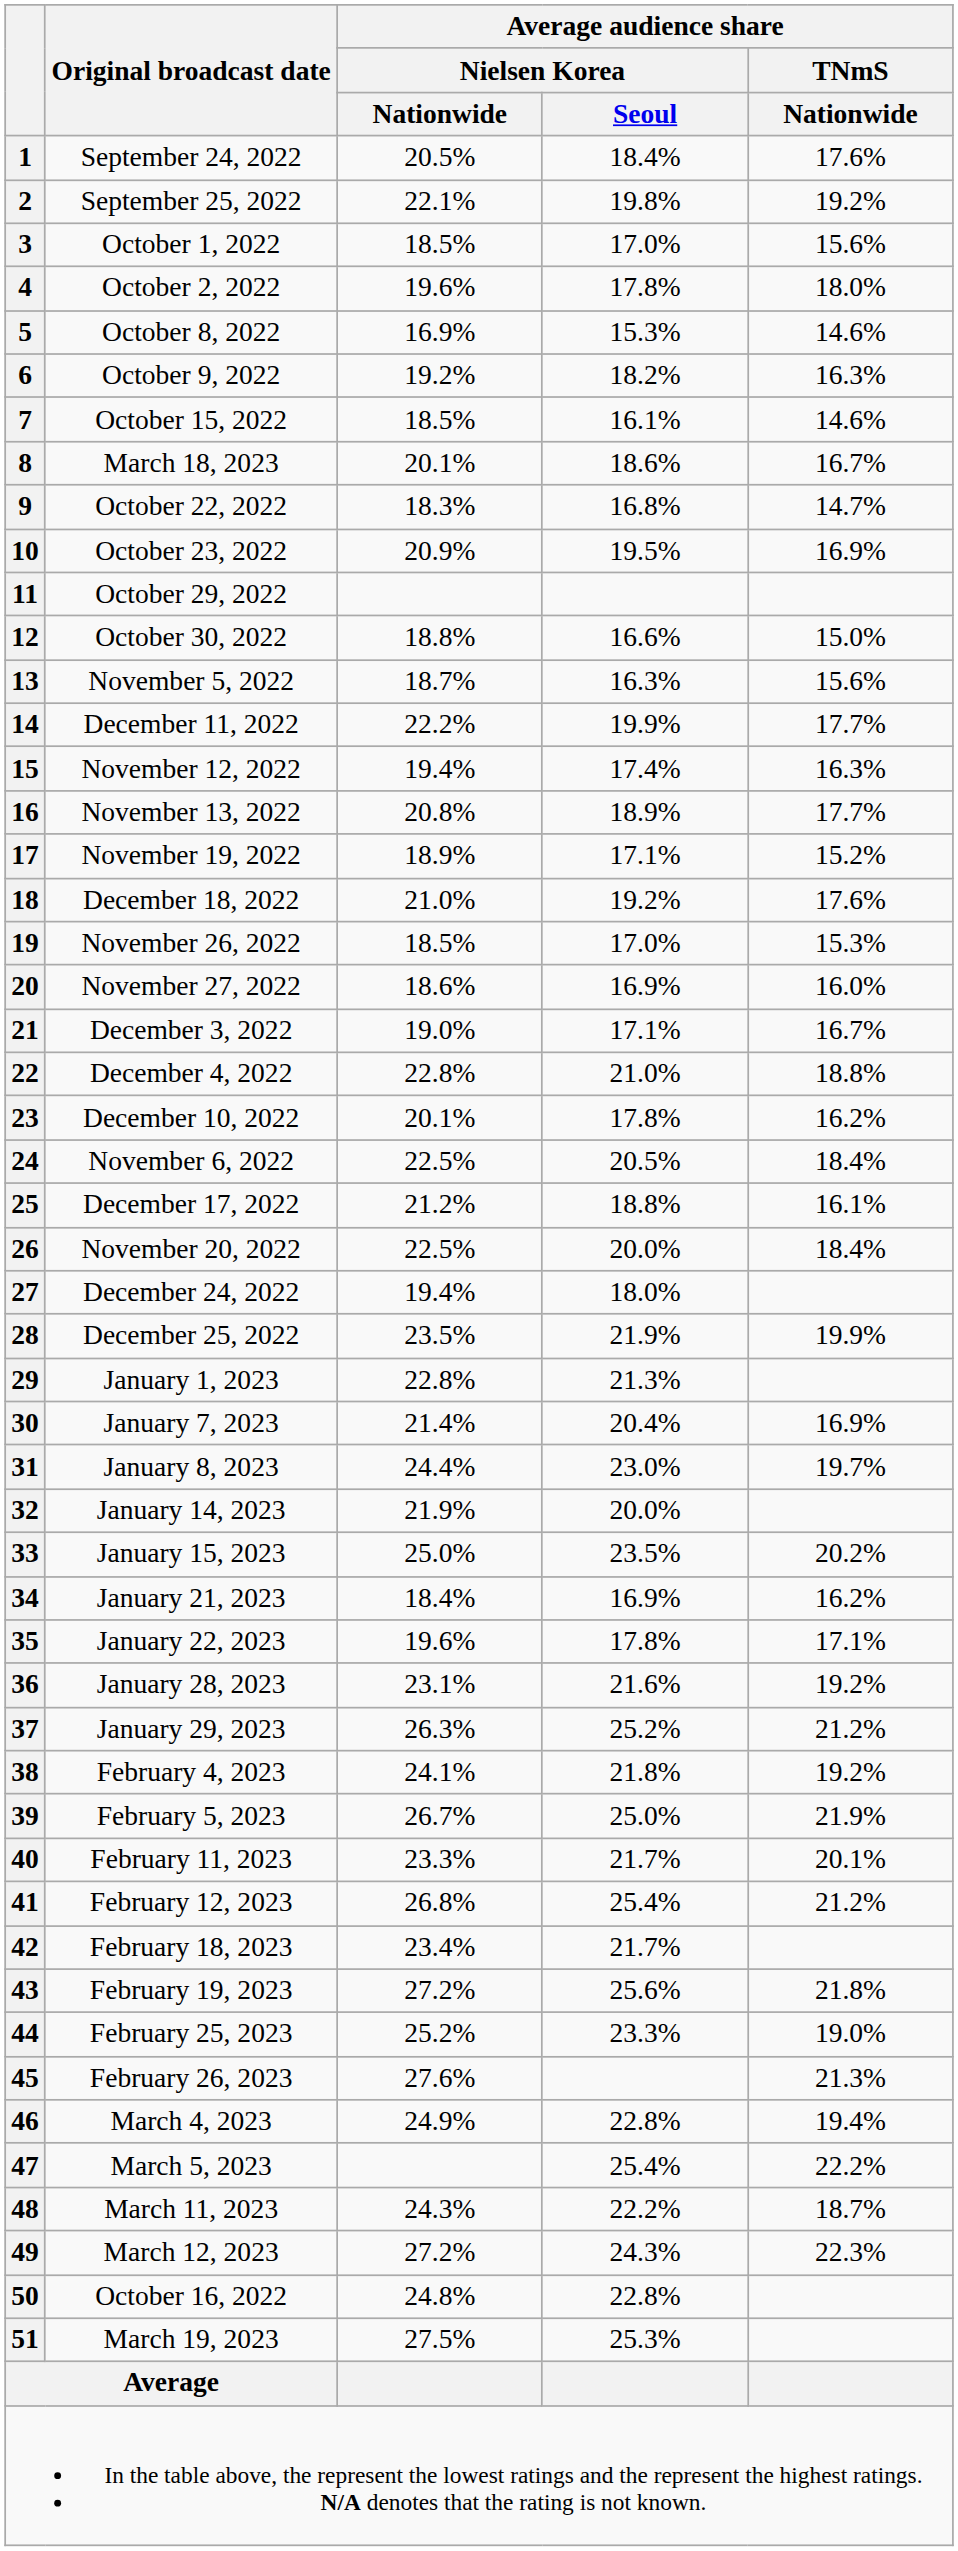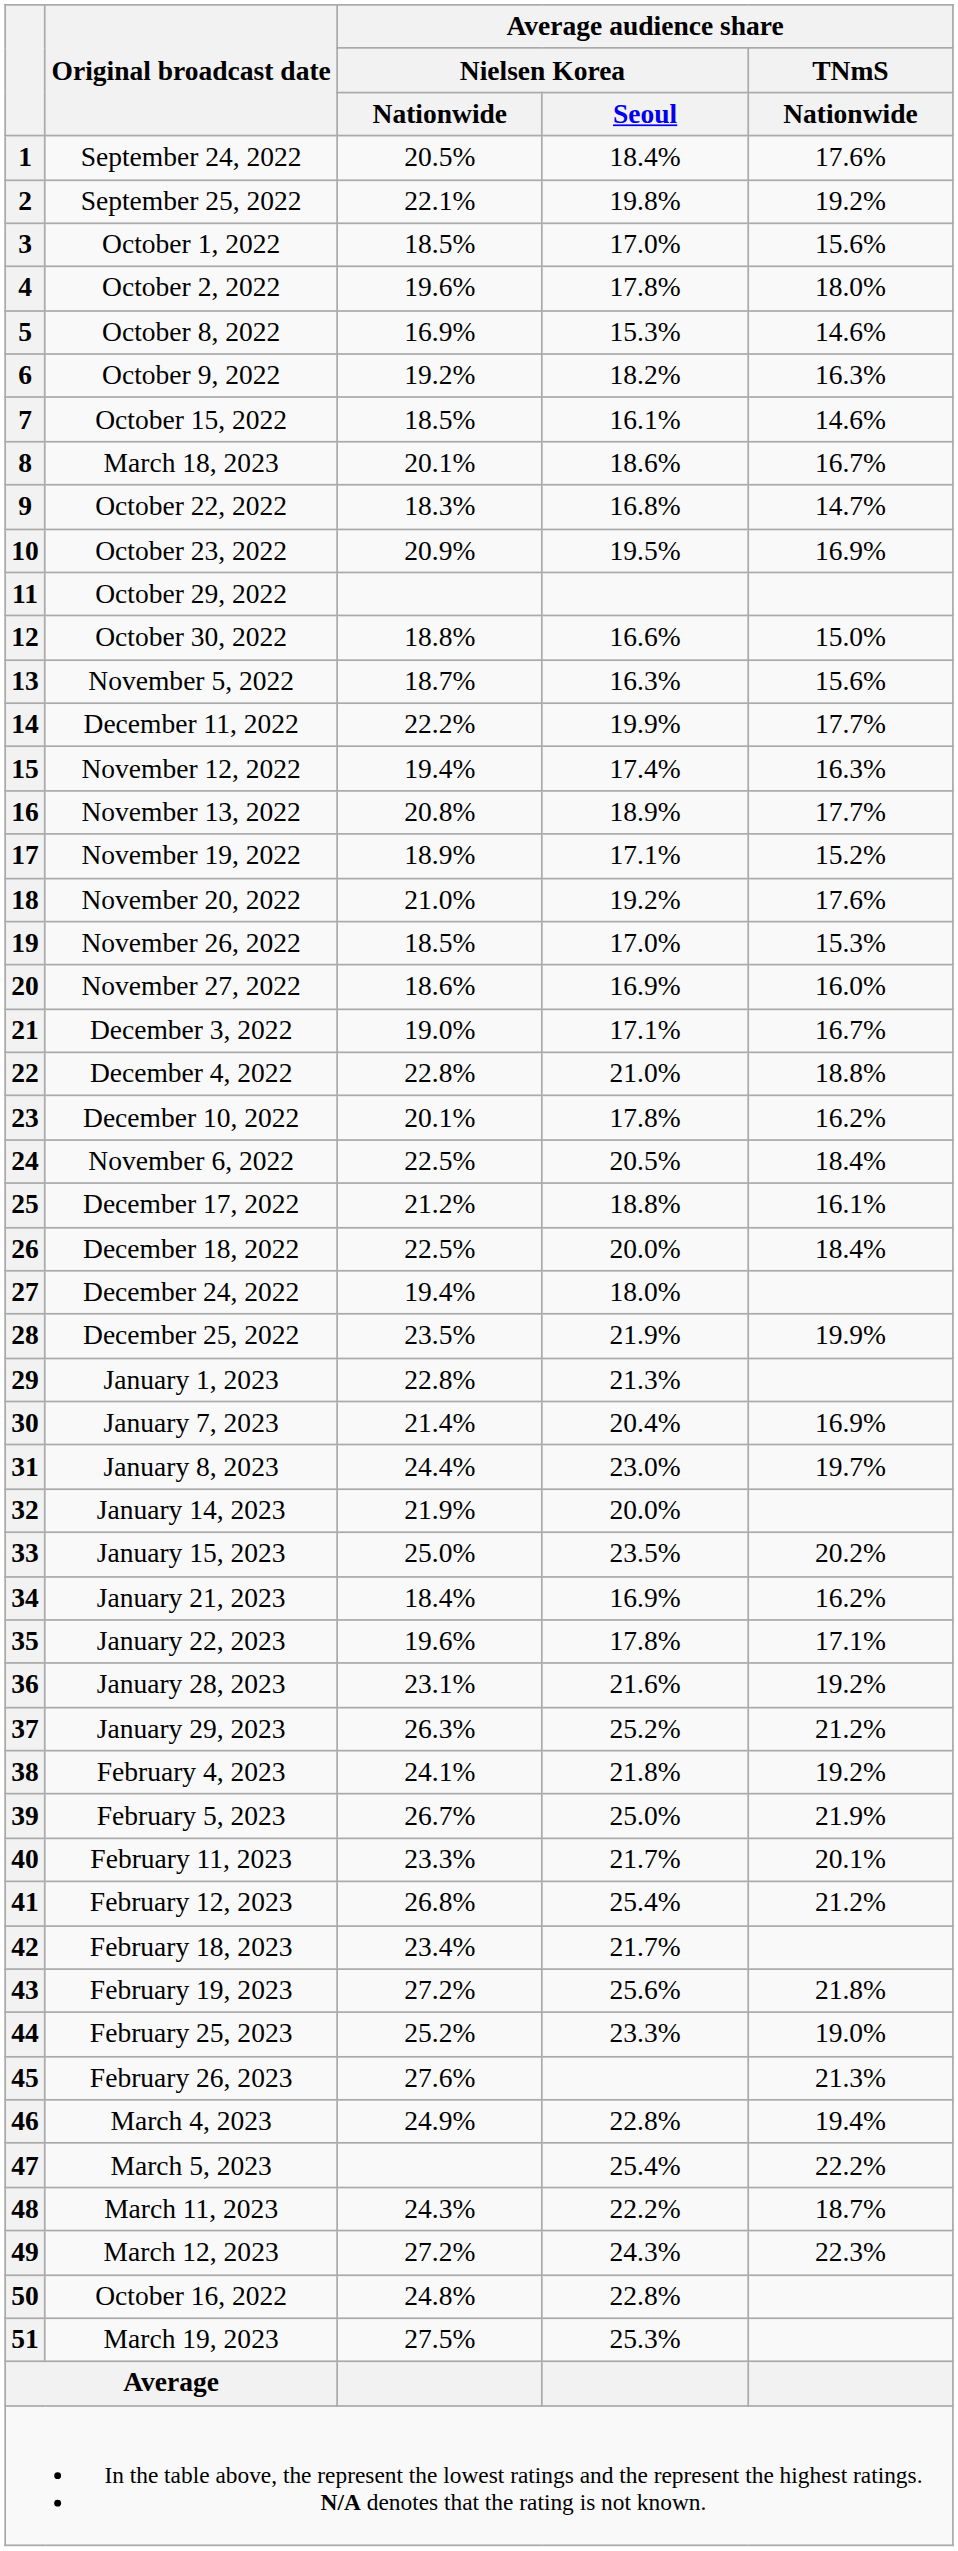(191, 899) December 18, 2022 -> (191, 899) November 20, 2022
(191, 1248) November 20, 2022 -> (191, 1248) December 18, 2022
